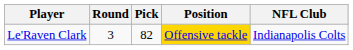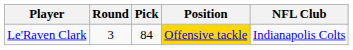(147, 34) 82 -> (147, 34) 84
